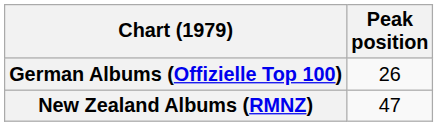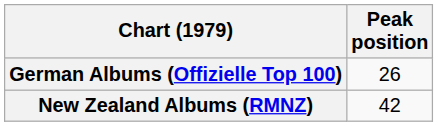(390, 105) 47 -> (390, 105) 42
